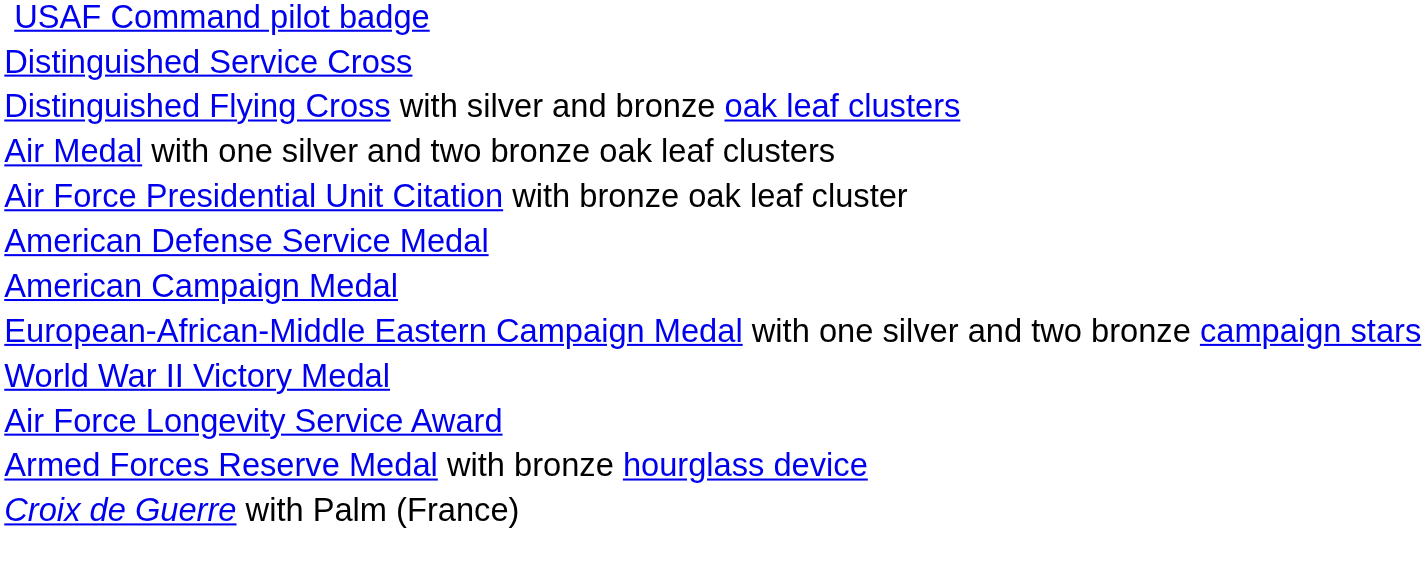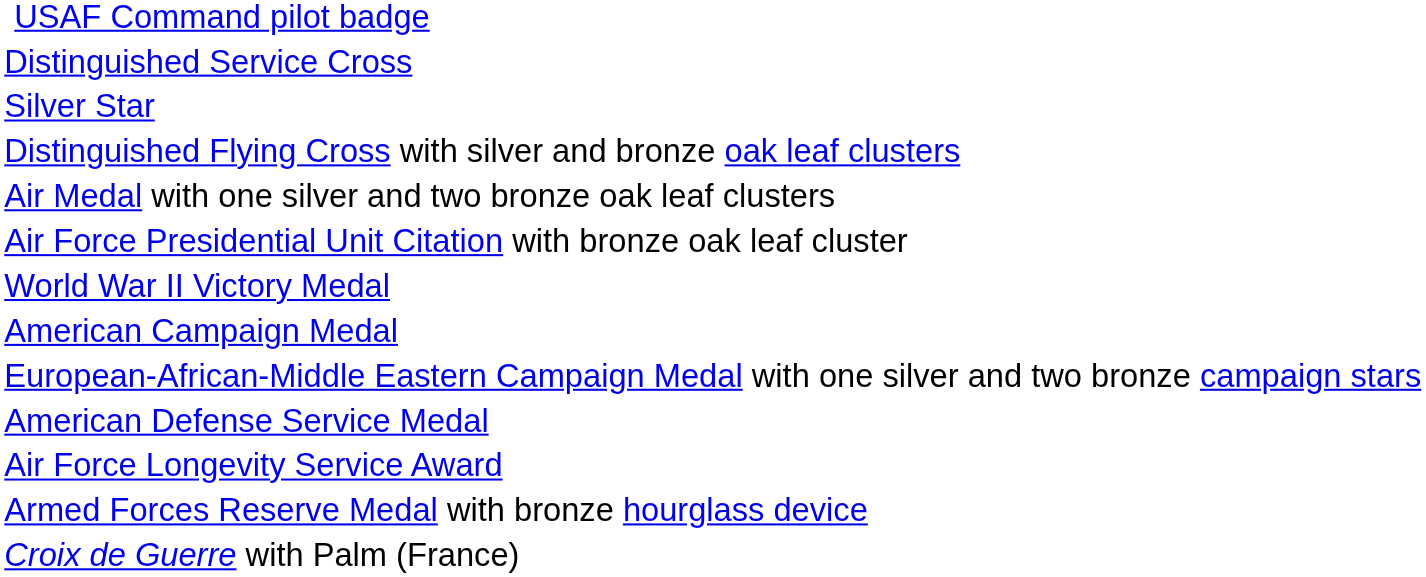+ row: (80, 106)
rows swapped: (246, 241) <-> (197, 376)
